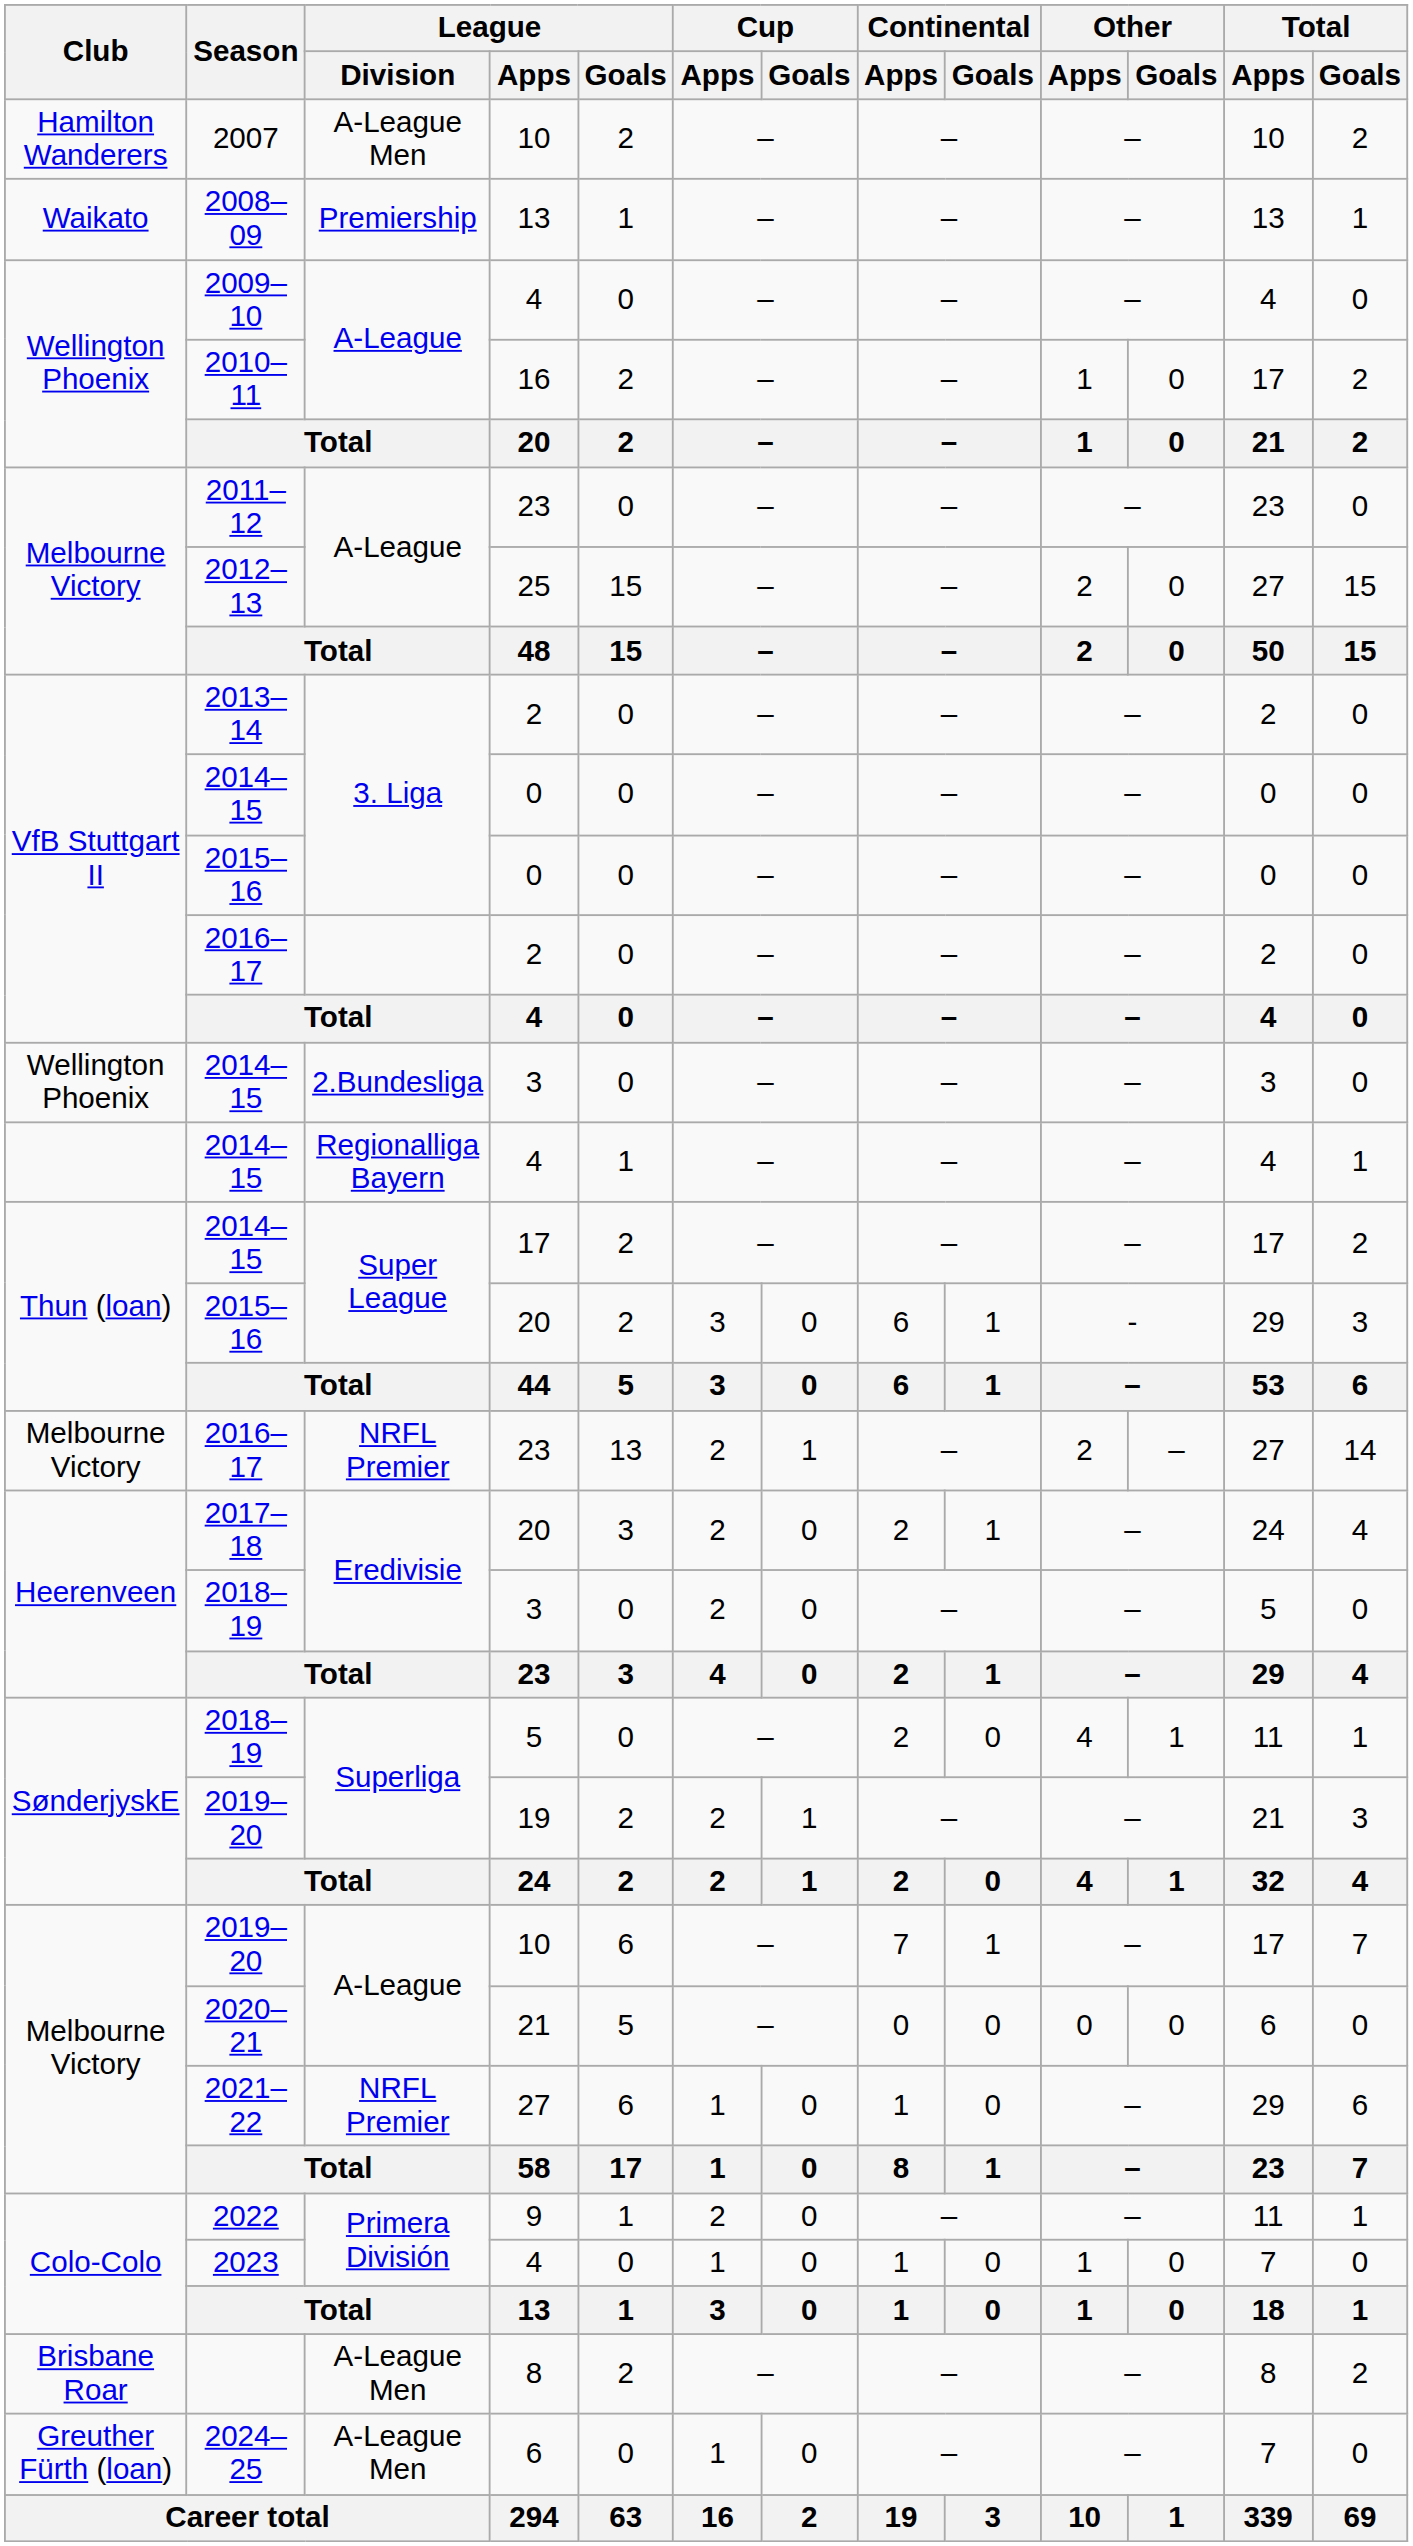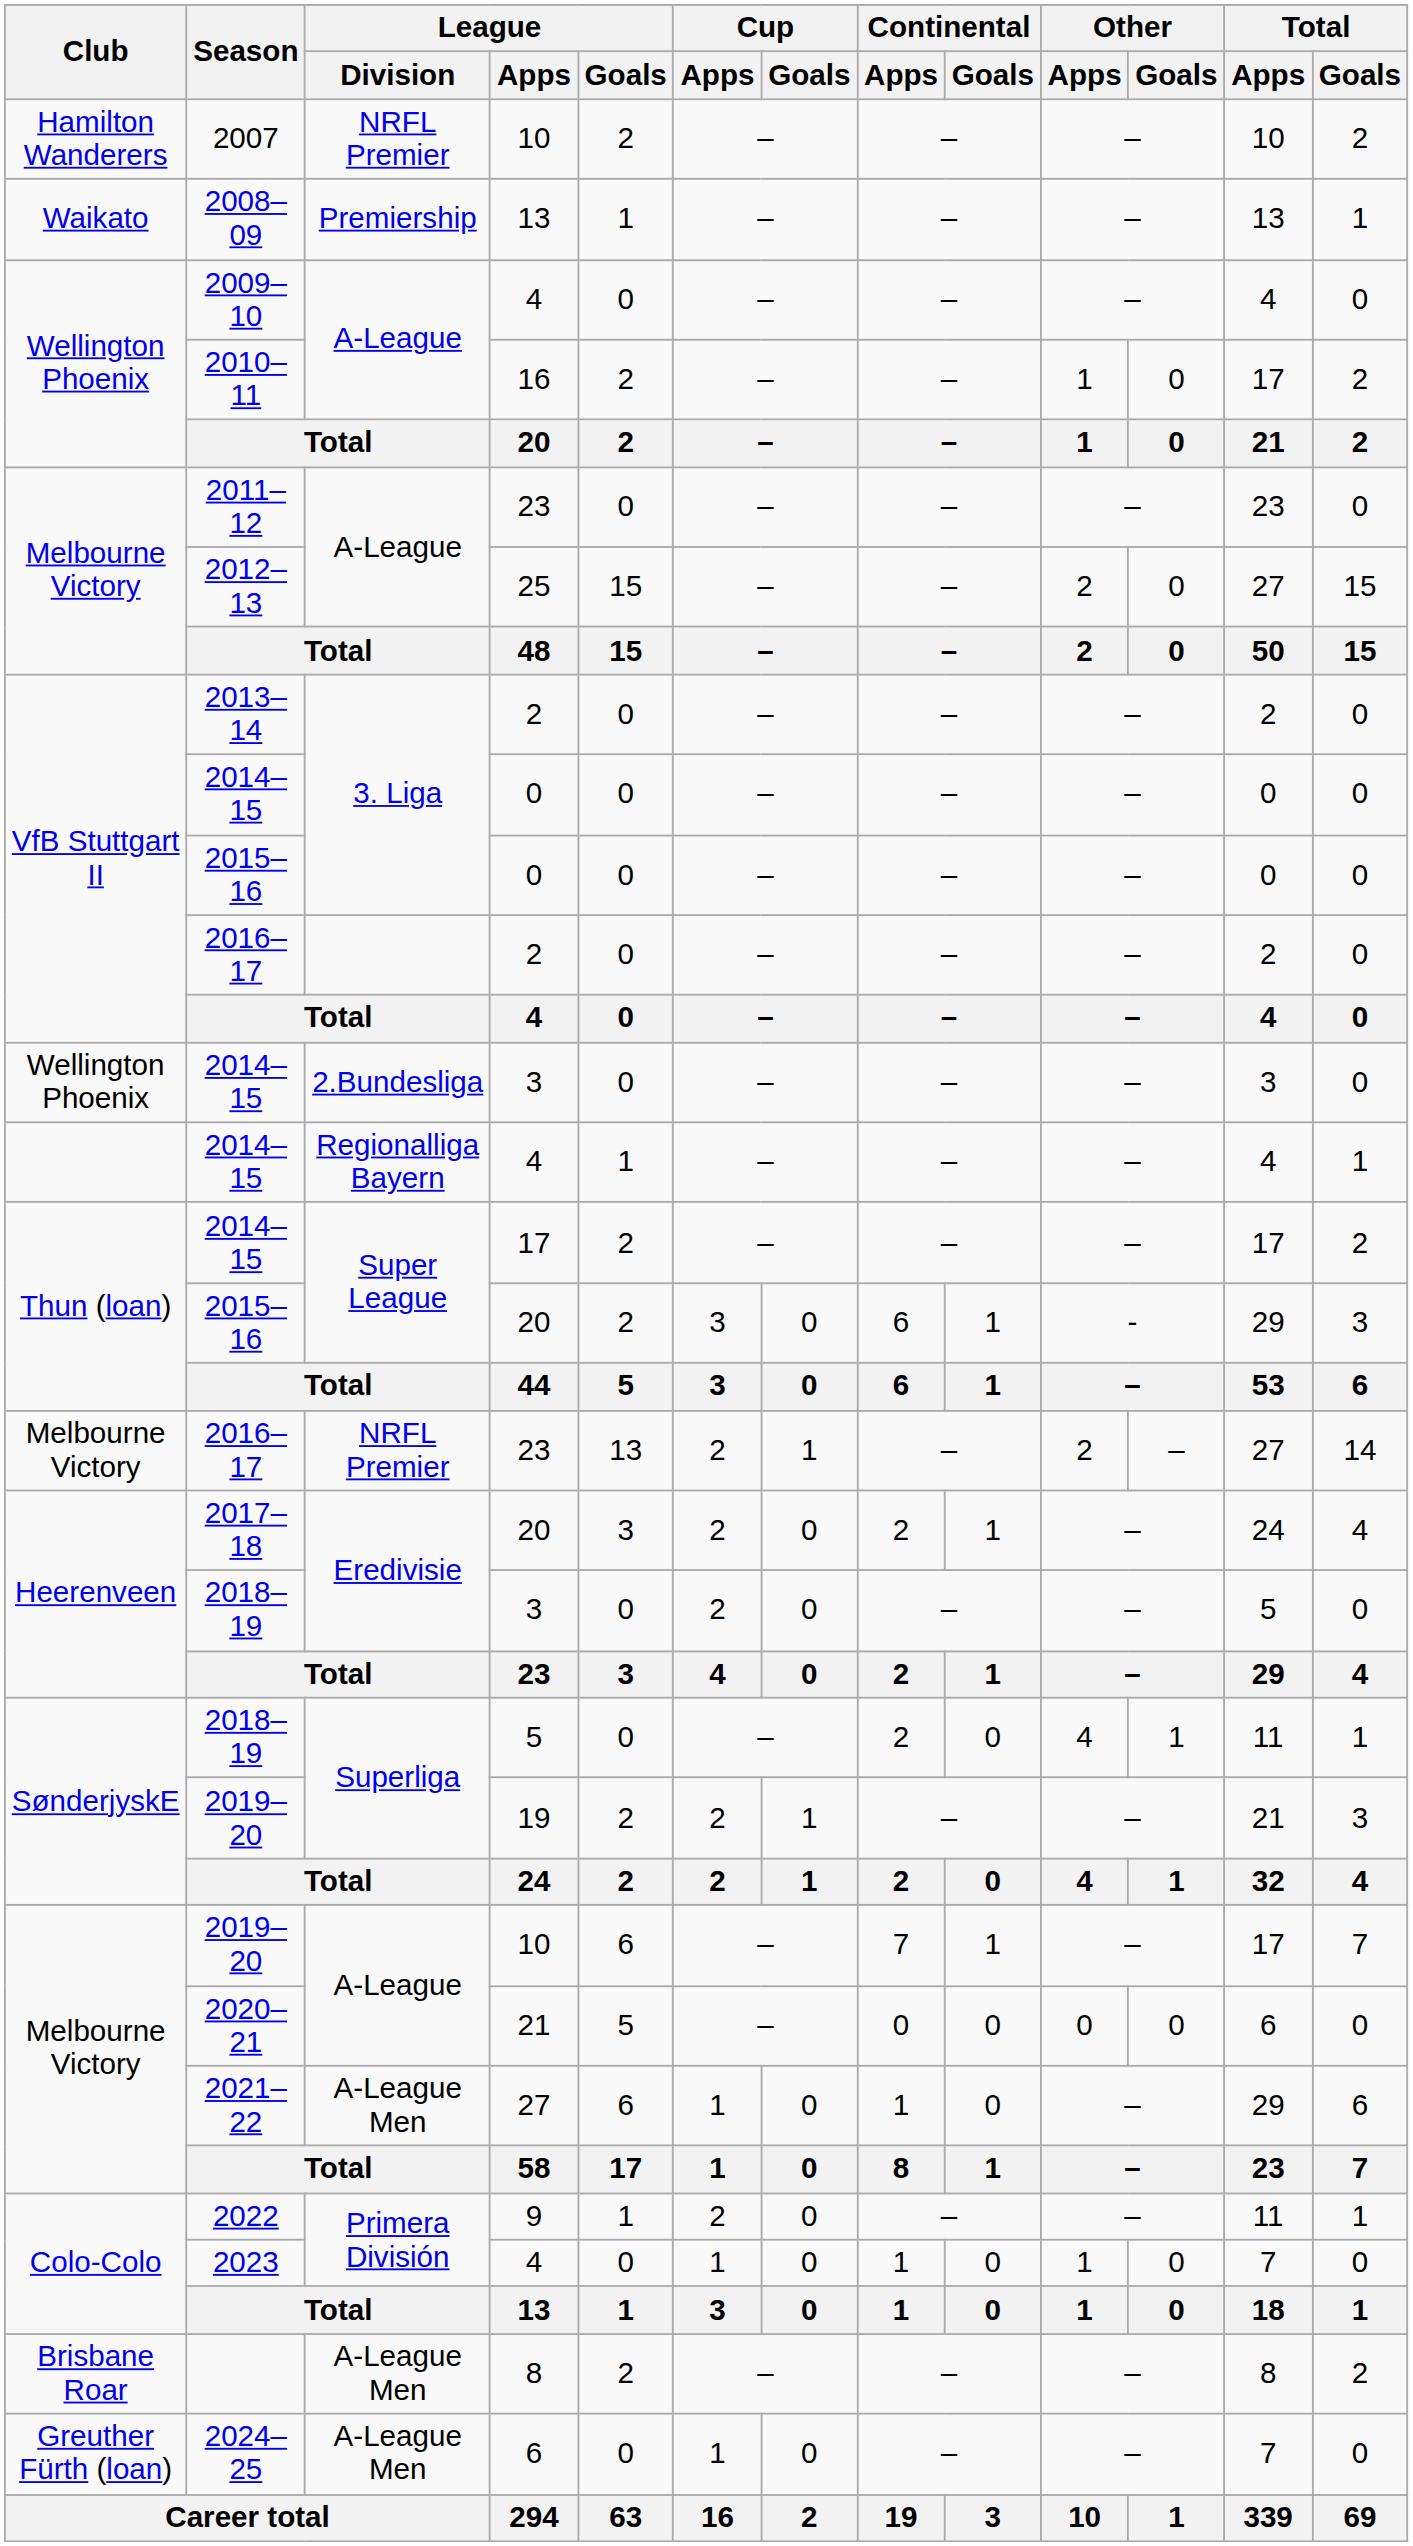(398, 138) A-League Men -> (398, 138) NRFL Premier
(398, 2105) NRFL Premier -> (398, 2105) A-League Men
